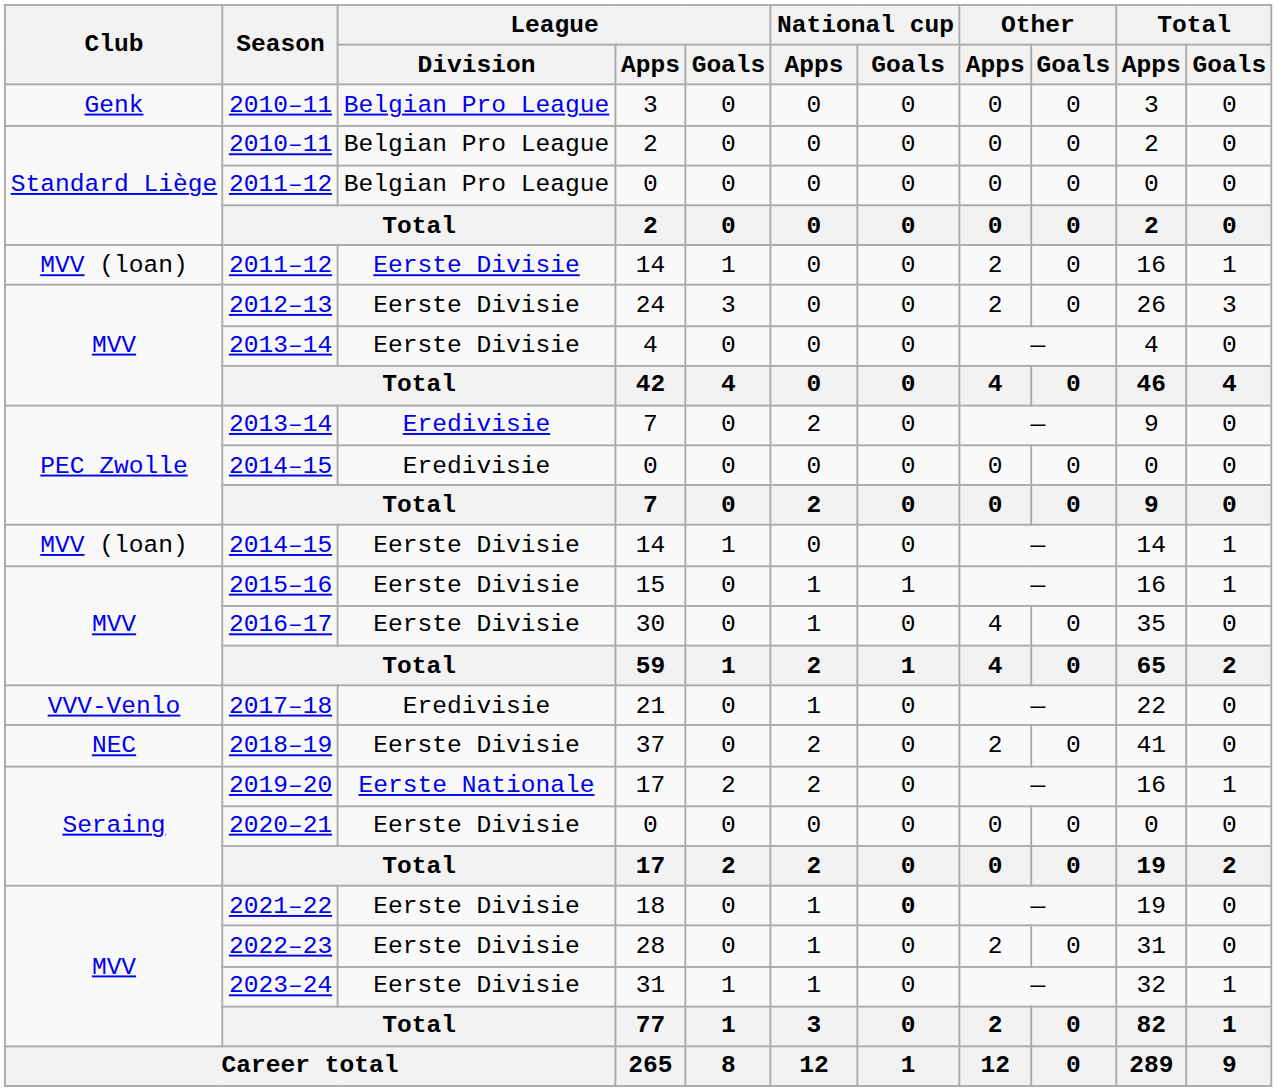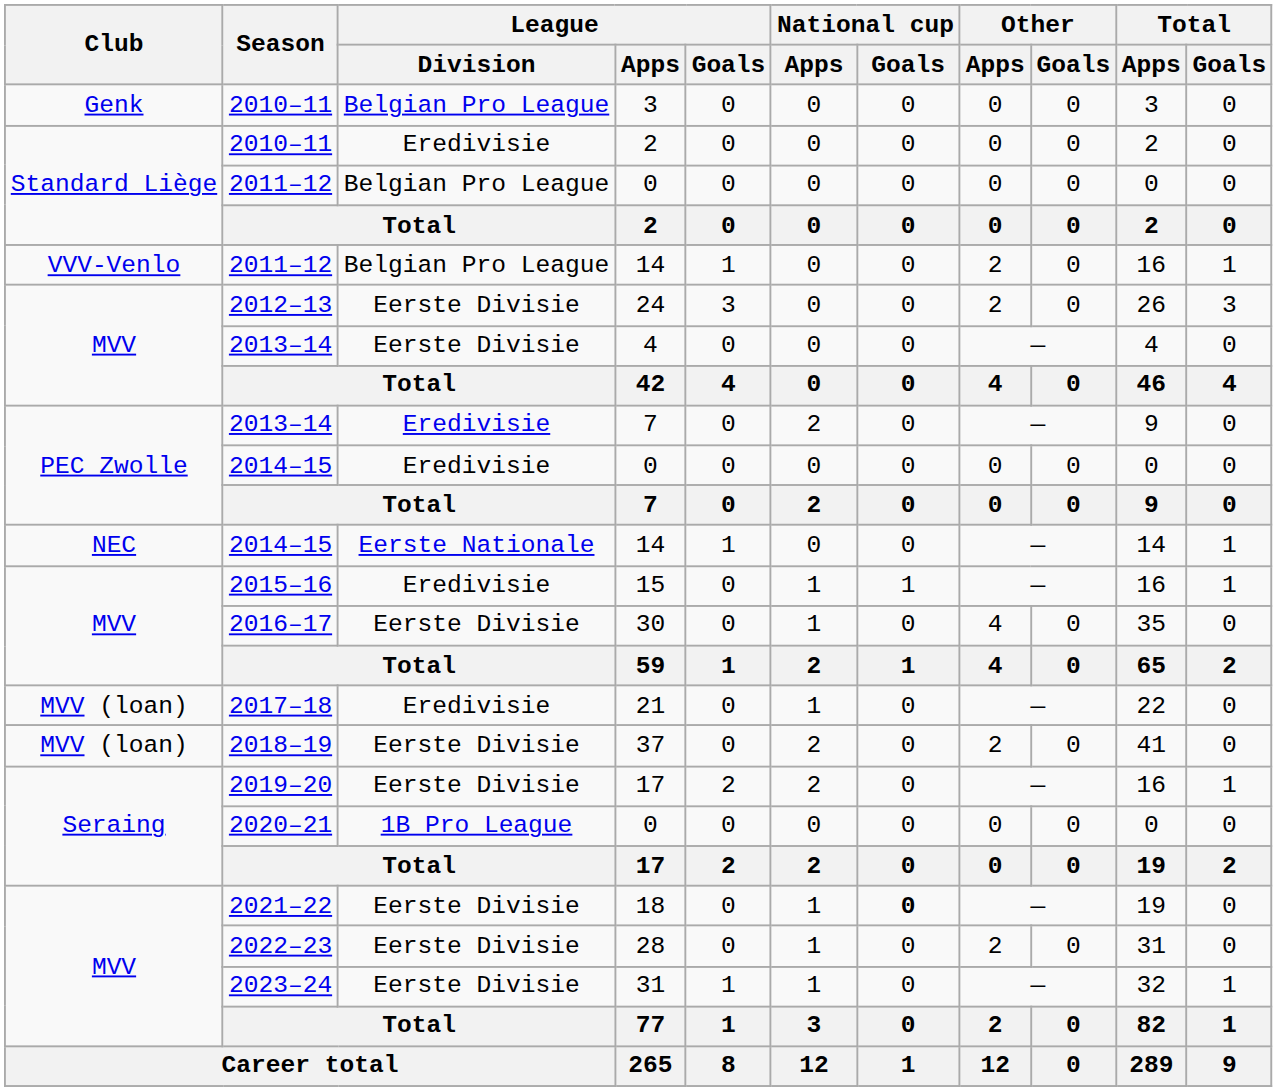(477, 145) Belgian Pro League -> (477, 145) Eredivisie
(114, 265) MVV (loan) -> (114, 265) VVV-Venlo
(477, 265) Eerste Divisie -> (477, 265) Belgian Pro League
(114, 546) MVV (loan) -> (114, 546) NEC
(477, 546) Eerste Divisie -> (477, 546) Eerste Nationale
(477, 586) Eerste Divisie -> (477, 586) Eredivisie
(114, 706) VVV-Venlo -> (114, 706) MVV (loan)
(114, 746) NEC -> (114, 746) MVV (loan)
(477, 786) Eerste Nationale -> (477, 786) Eerste Divisie
(477, 826) Eerste Divisie -> (477, 826) 1B Pro League
